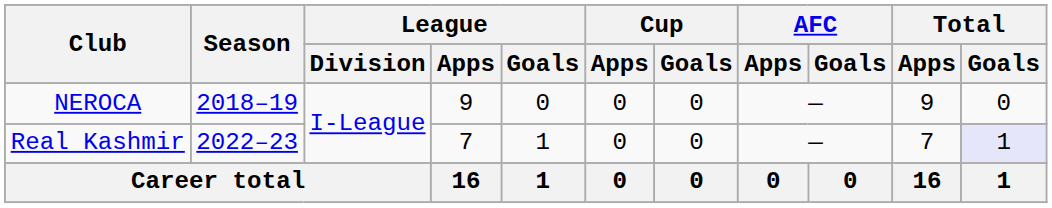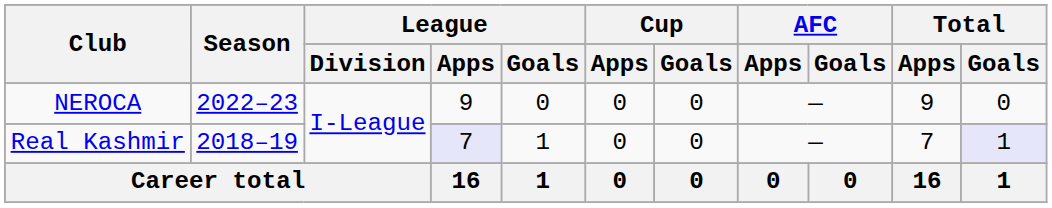(247, 103) 2018–19 -> (247, 103) 2022–23
(247, 143) 2022–23 -> (247, 143) 2018–19
(466, 143) no background -> (466, 143) lavender background
